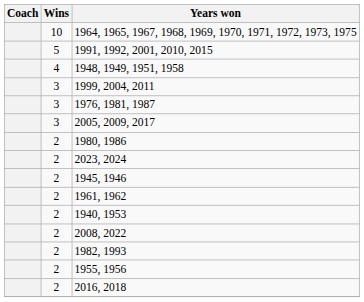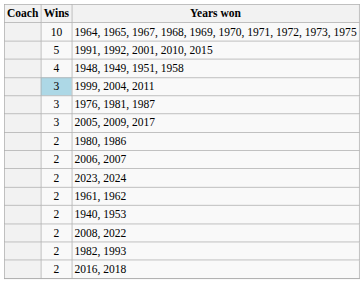(56, 86) no background -> (56, 86) lightblue background
+ row: (100, 159)
- row: (100, 178)
- row: (100, 269)
